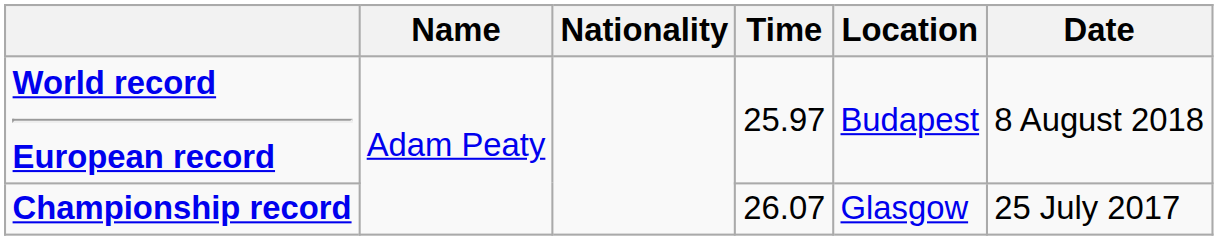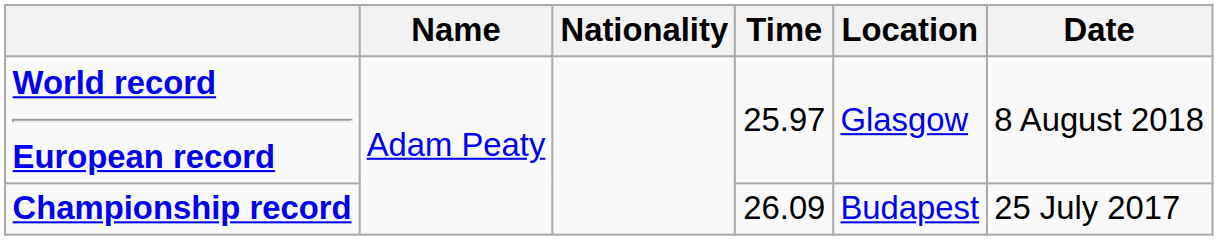(910, 119) Budapest -> (904, 119) Glasgow
(784, 208) 26.07 -> (784, 208) 26.09
(904, 208) Glasgow -> (910, 208) Budapest
